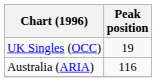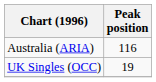rows swapped: (51, 67) <-> (54, 47)
